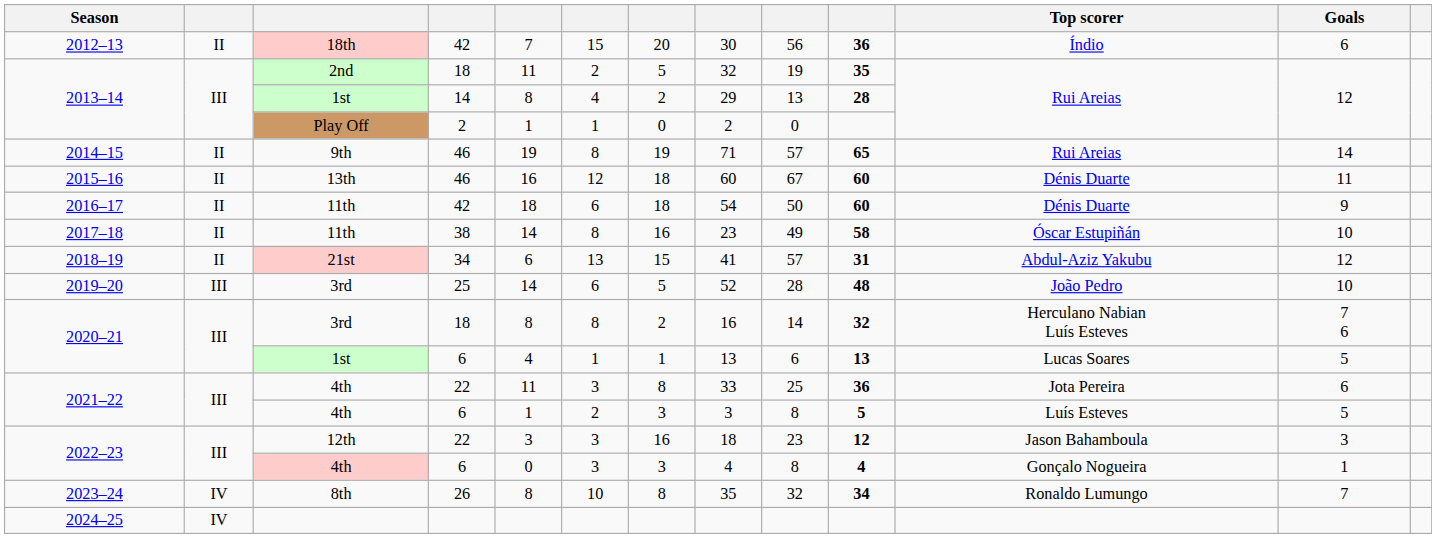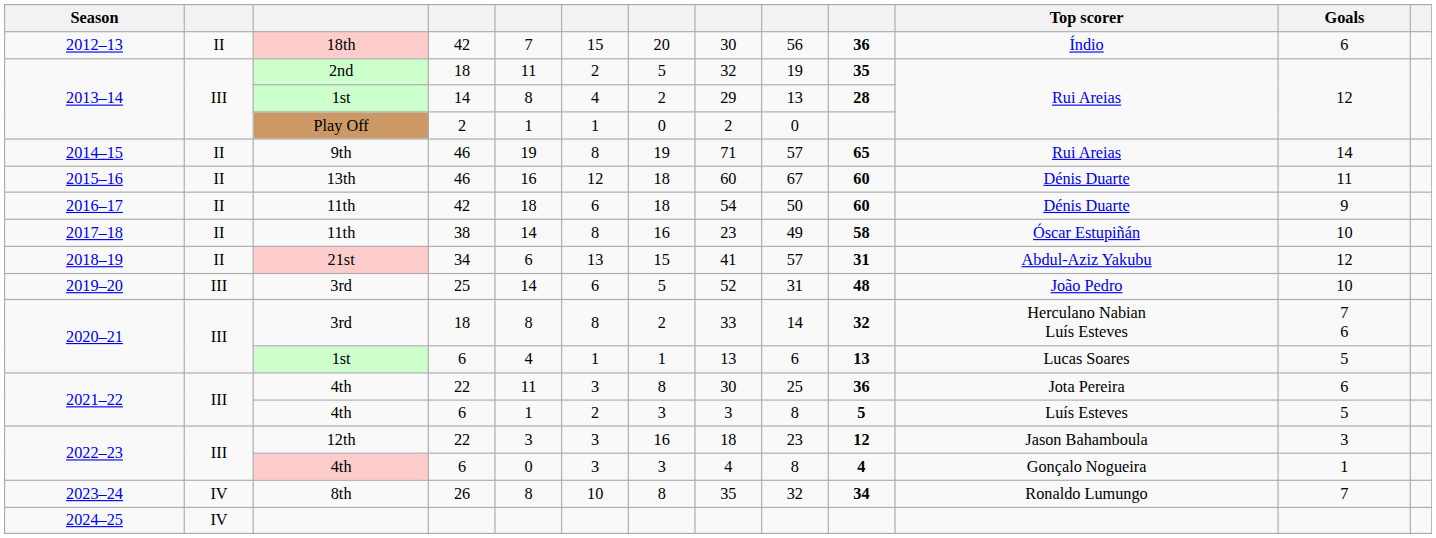(795, 286) 28 -> (795, 286) 31
(728, 323) 16 -> (728, 323) 33
(728, 386) 33 -> (728, 386) 30
